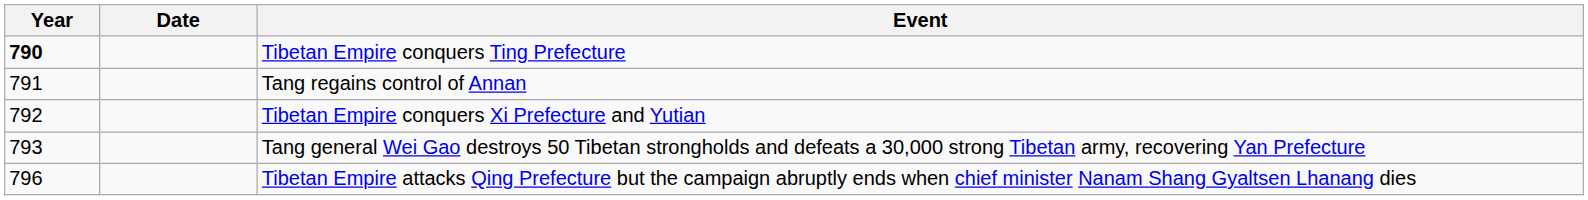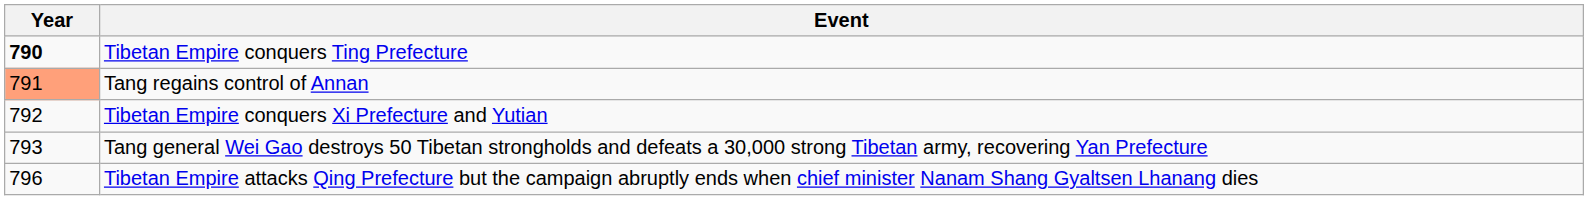- column: (178, 20)
(26, 83) no background -> (26, 83) lightsalmon background
